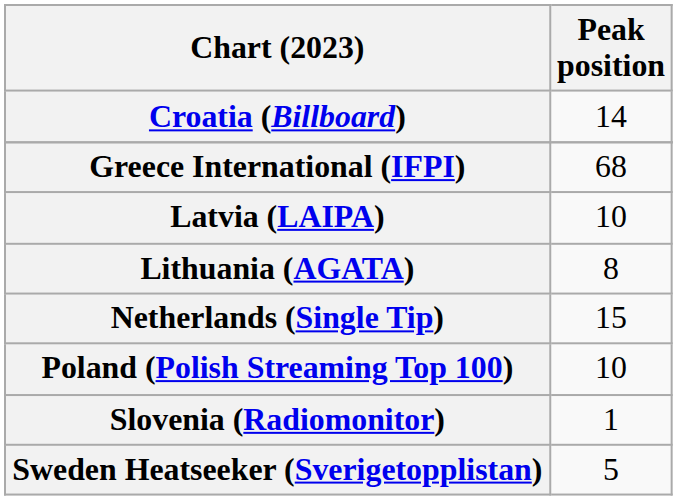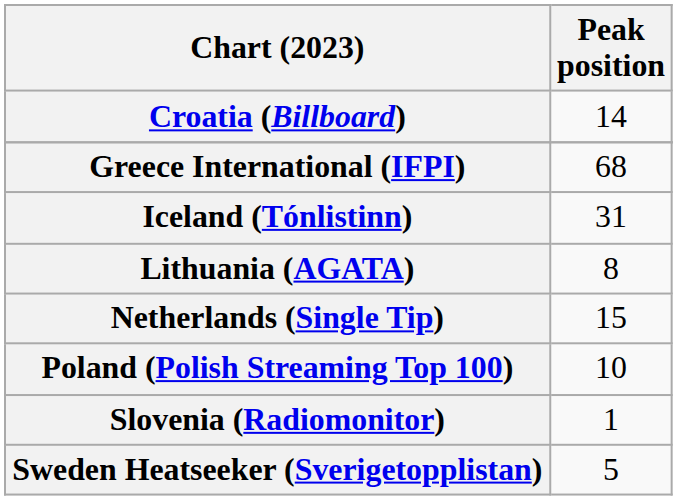+ row: (277, 217)
- row: (277, 217)
